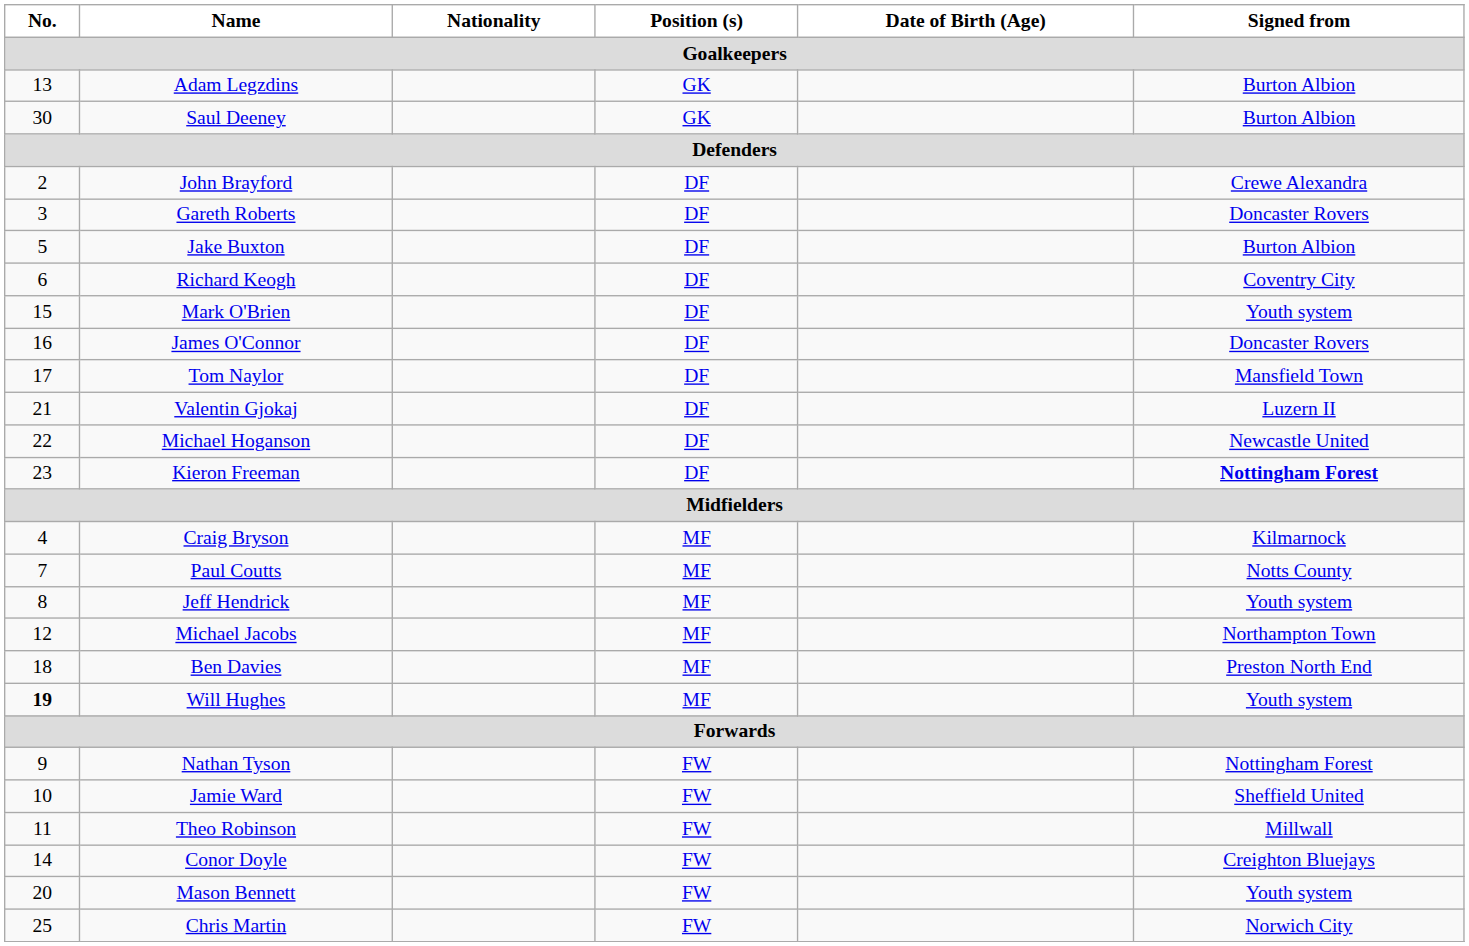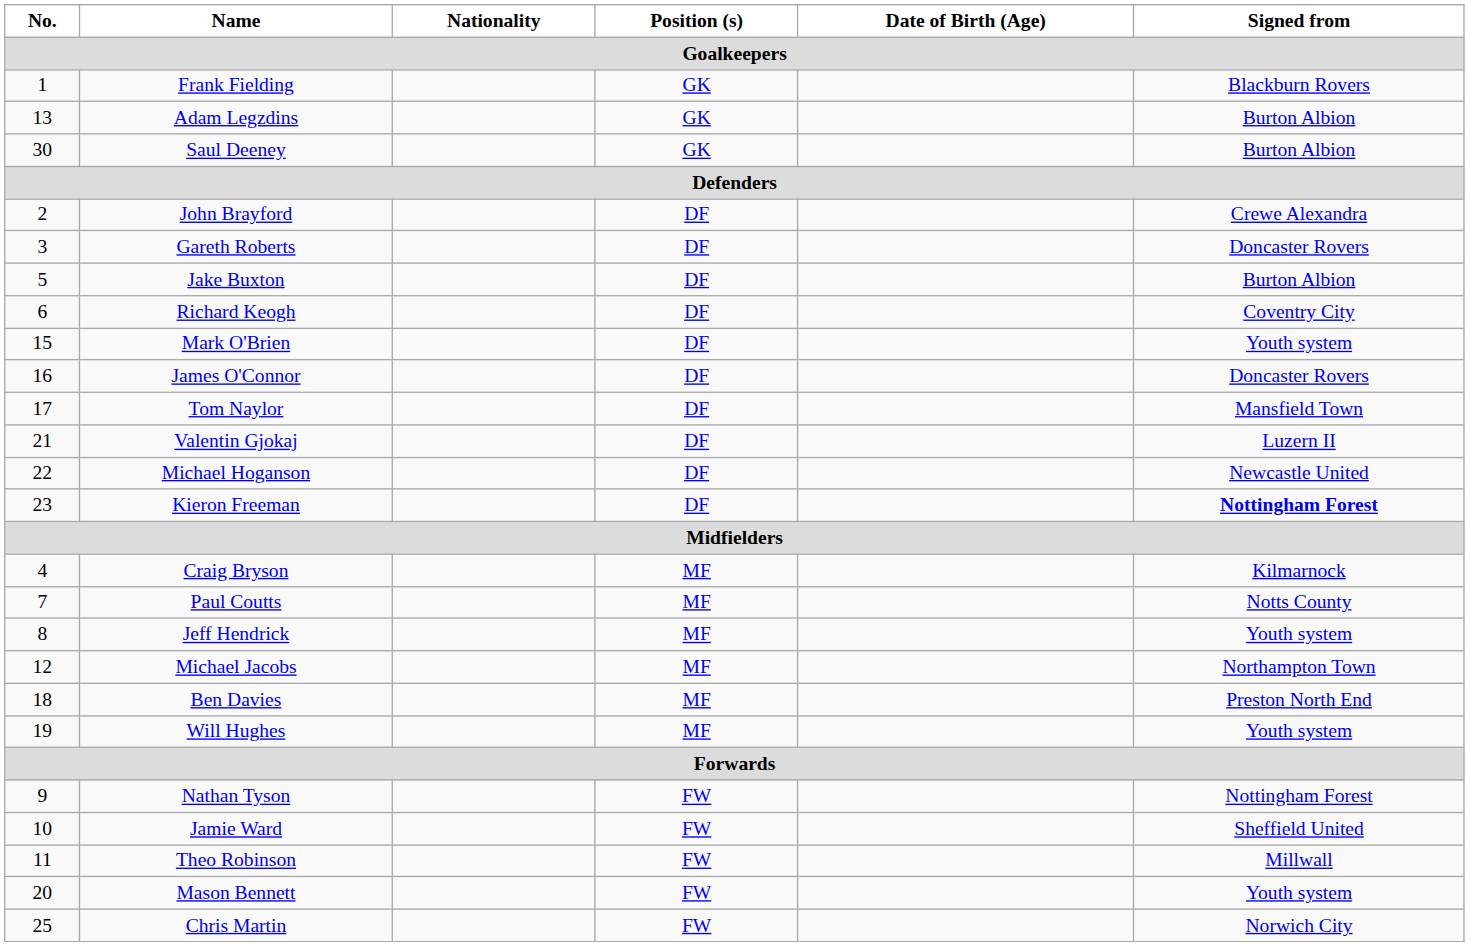+ row: (236, 85)
(42, 699) bold -> (42, 731) normal
- row: (236, 860)
